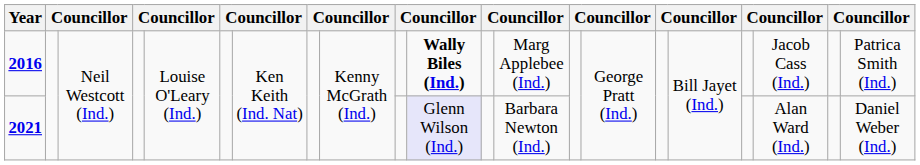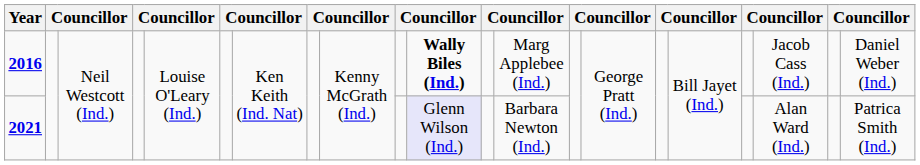(877, 63) Patrica Smith (Ind.) -> (877, 63) Daniel Weber (Ind.)
(877, 127) Daniel Weber (Ind.) -> (877, 127) Patrica Smith (Ind.)
